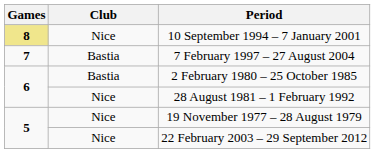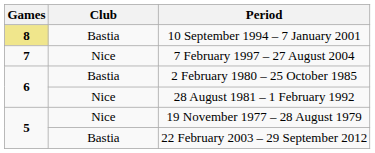(103, 35) Nice -> (103, 35) Bastia
(103, 55) Bastia -> (103, 55) Nice
(103, 138) Nice -> (103, 138) Bastia
